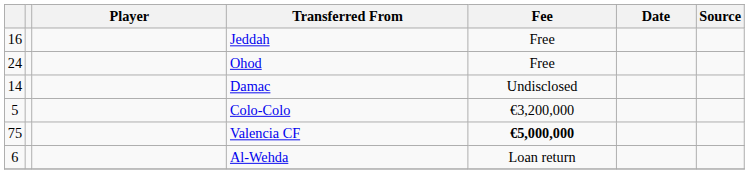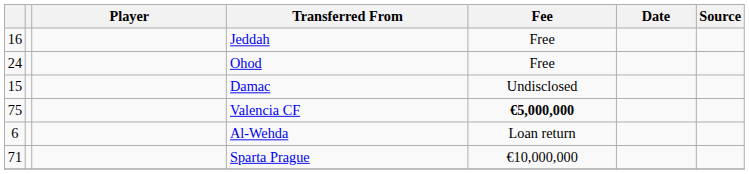(15, 87) 14 -> (15, 87) 15
- row: (260, 110)
+ row: (270, 157)
